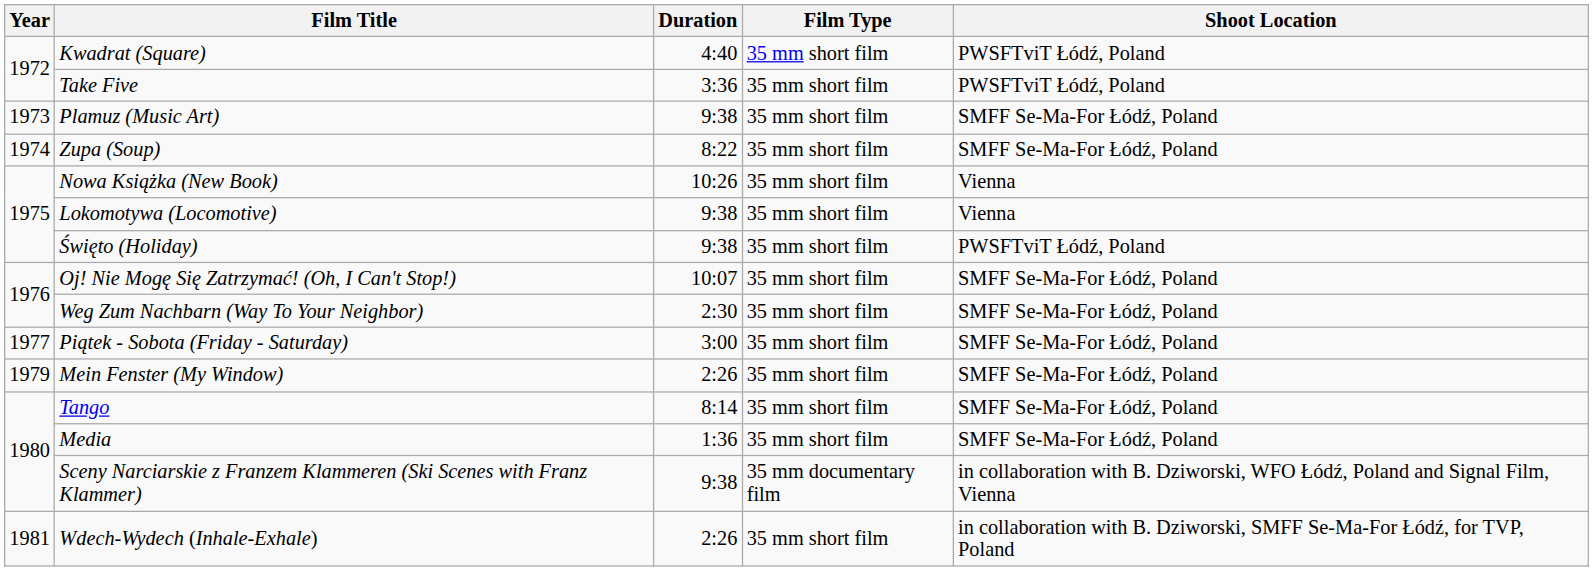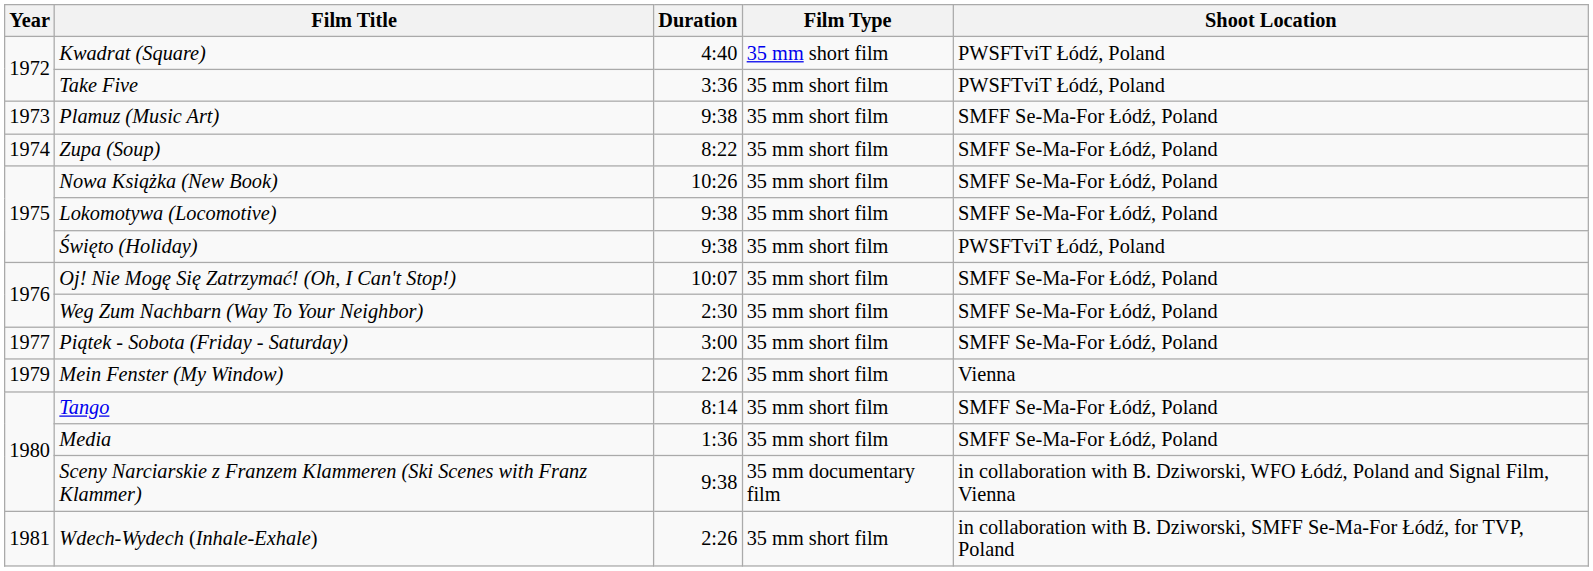(987, 181) Vienna -> (1088, 181) SMFF Se-Ma-For Łódź, Poland
(987, 213) Vienna -> (1088, 213) SMFF Se-Ma-For Łódź, Poland
(1088, 375) SMFF Se-Ma-For Łódź, Poland -> (987, 375) Vienna
